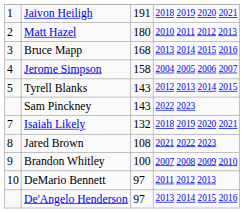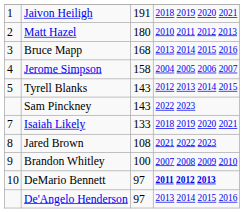(142, 124) 132 -> (142, 124) 133
(186, 180) normal -> (186, 180) bold
